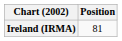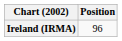(98, 28) 81 -> (98, 28) 96
